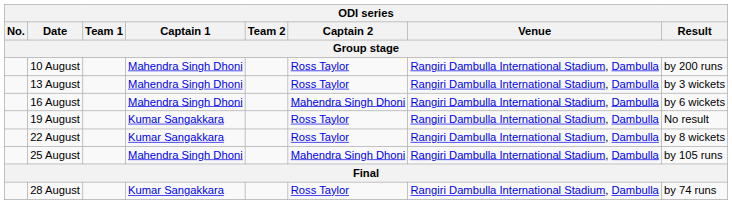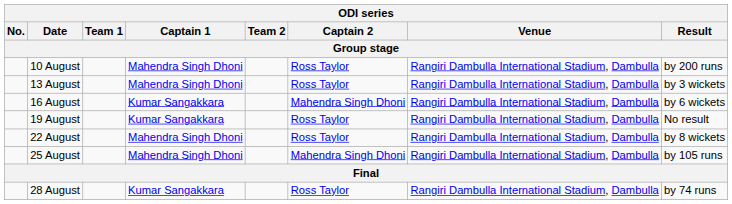(185, 102) Mahendra Singh Dhoni -> (176, 102) Kumar Sangakkara
(176, 137) Kumar Sangakkara -> (185, 137) Mahendra Singh Dhoni
